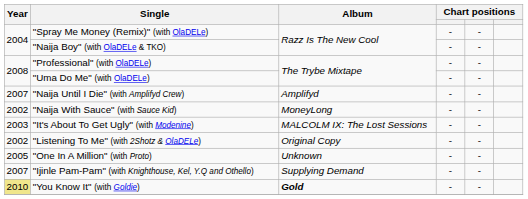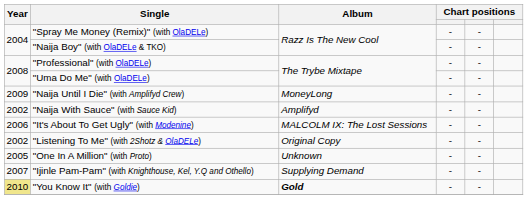(17, 94) 2007 -> (17, 94) 2009
(300, 94) Amplifyd -> (307, 94) MoneyLong
(307, 109) MoneyLong -> (300, 109) Amplifyd
(17, 125) 2003 -> (17, 125) 2006
